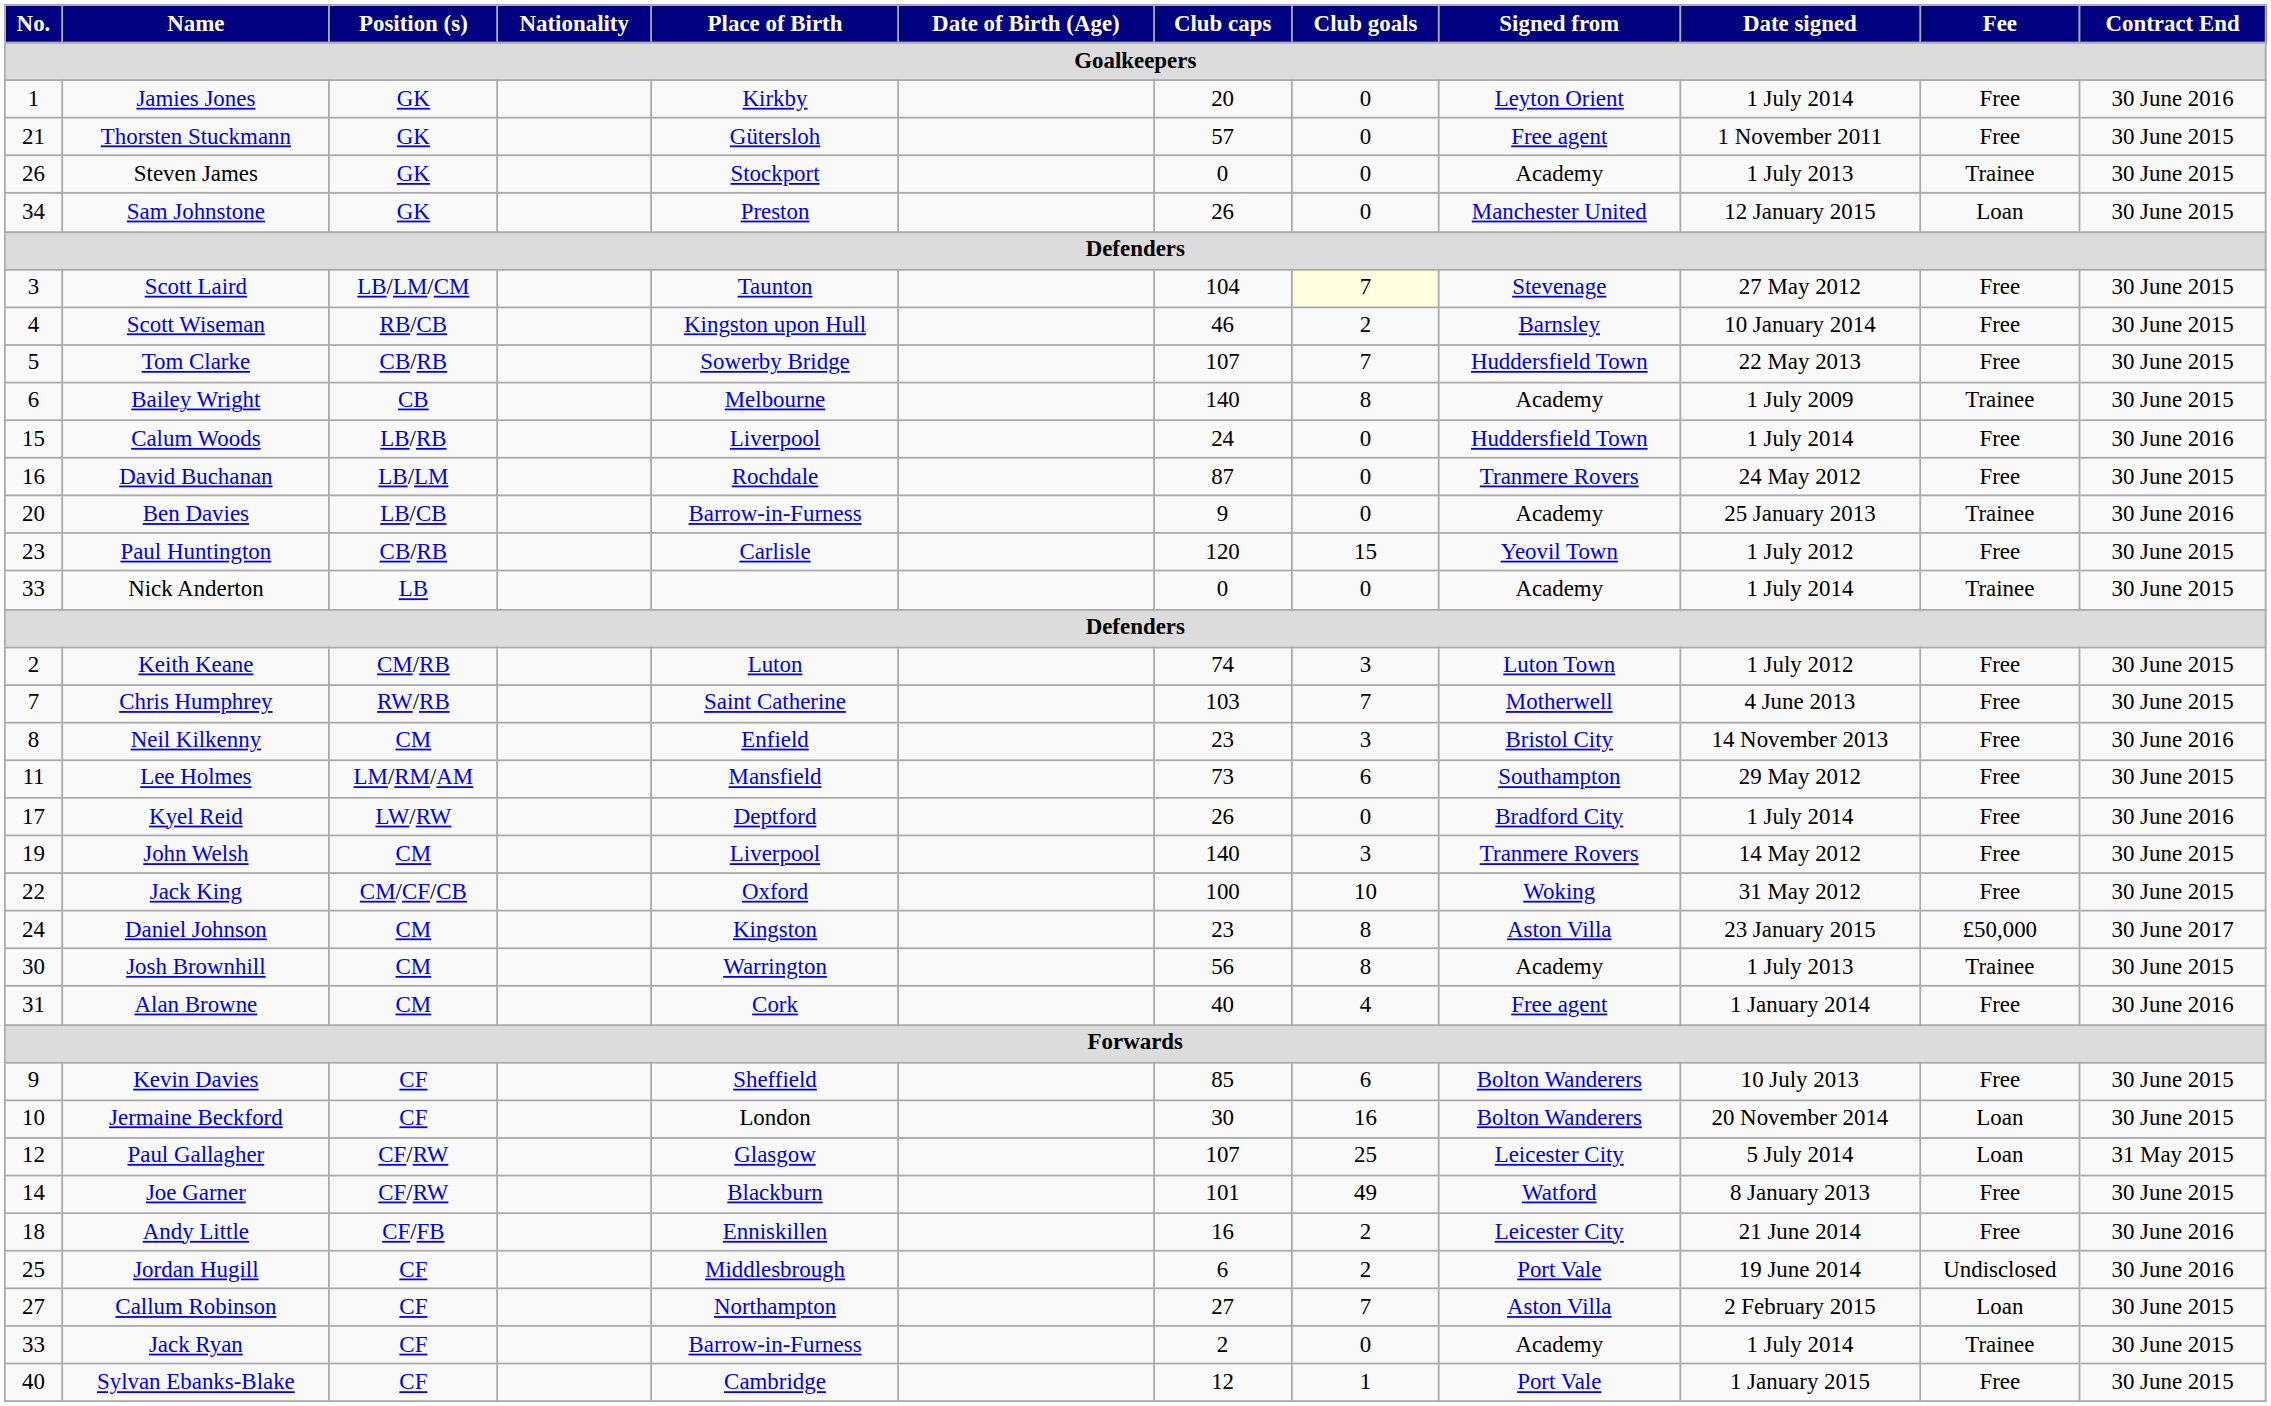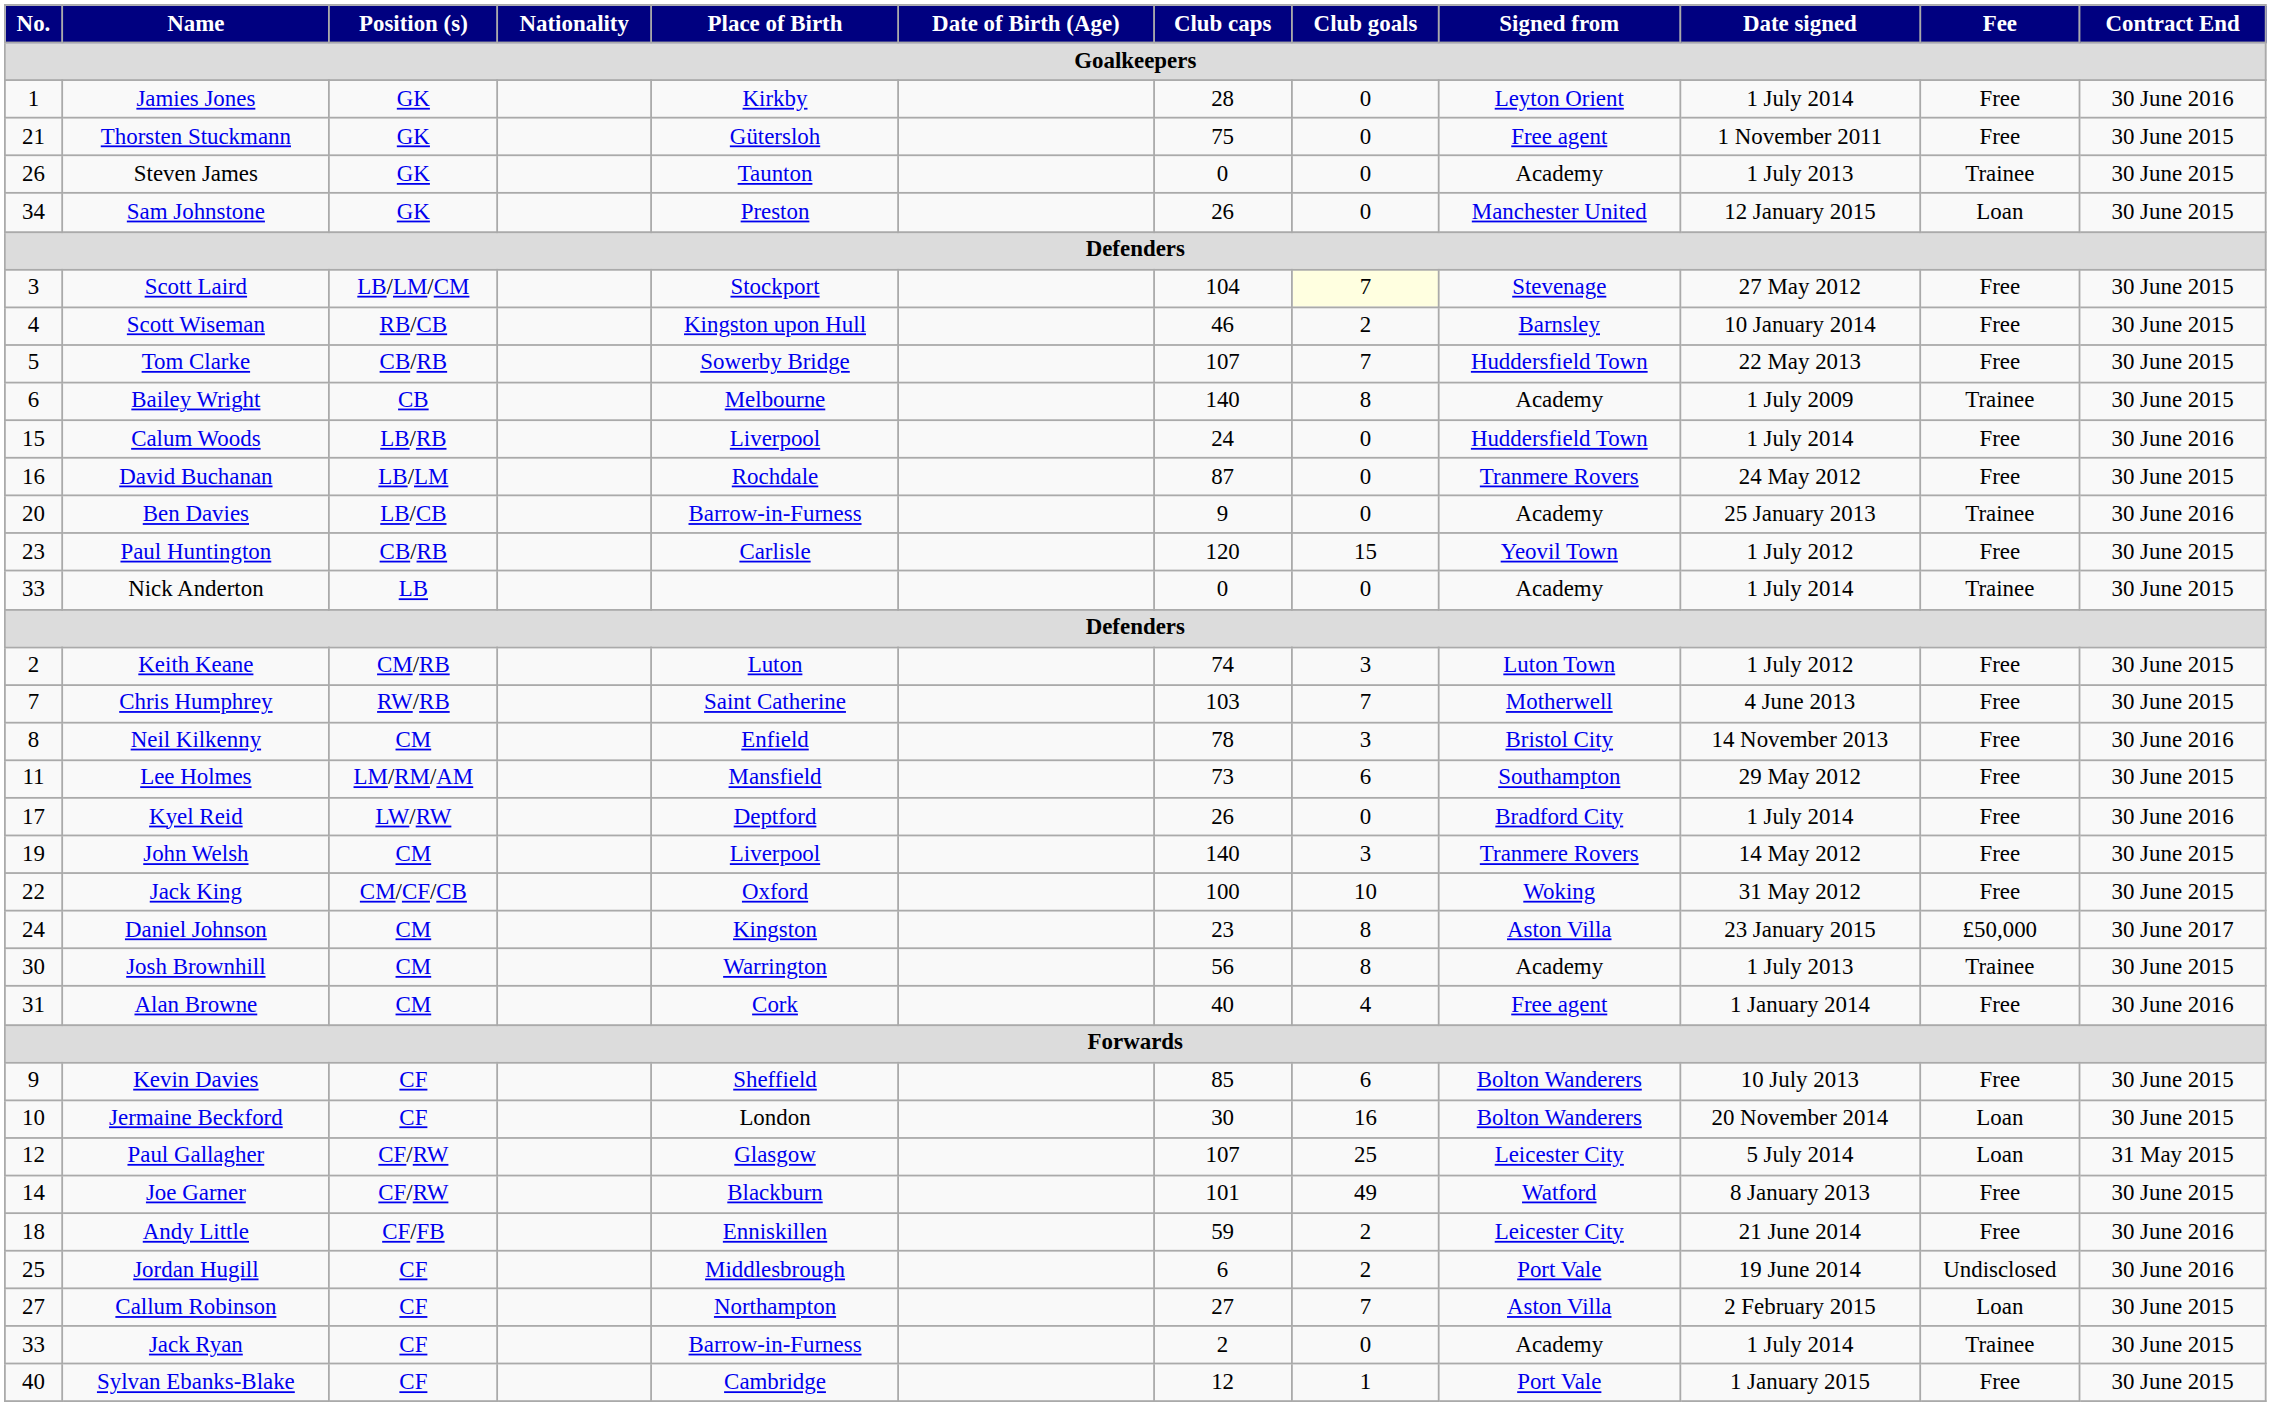(1223, 98) 20 -> (1223, 98) 28
(1223, 136) 57 -> (1223, 136) 75
(775, 174) Stockport -> (775, 174) Taunton
(775, 287) Taunton -> (775, 287) Stockport
(1223, 740) 23 -> (1223, 740) 78
(1223, 1231) 16 -> (1223, 1231) 59
